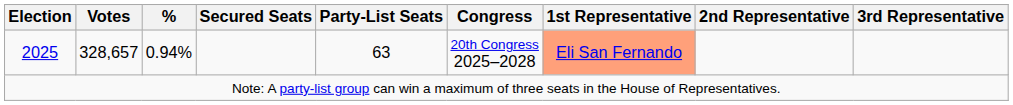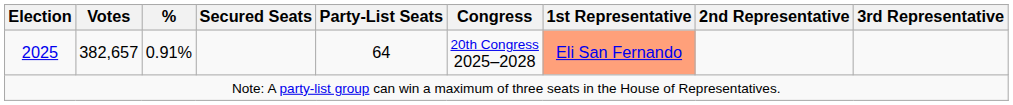(109, 52) 328,657 -> (109, 52) 382,657
(169, 52) 0.94% -> (169, 52) 0.91%
(381, 52) 63 -> (381, 52) 64
